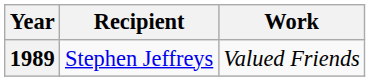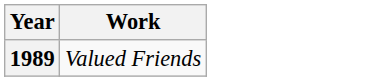- column: (139, 22)
